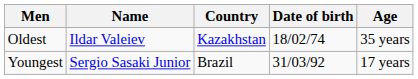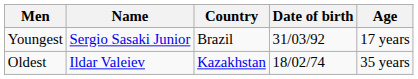rows swapped: (35, 62) <-> (27, 39)
